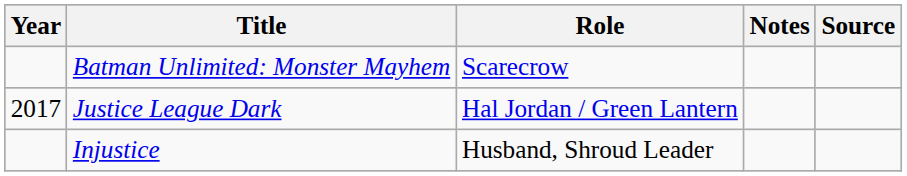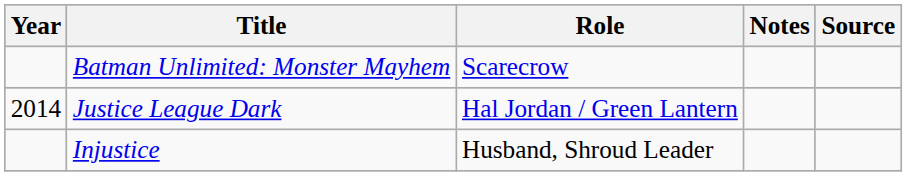(36, 108) 2017 -> (36, 108) 2014
